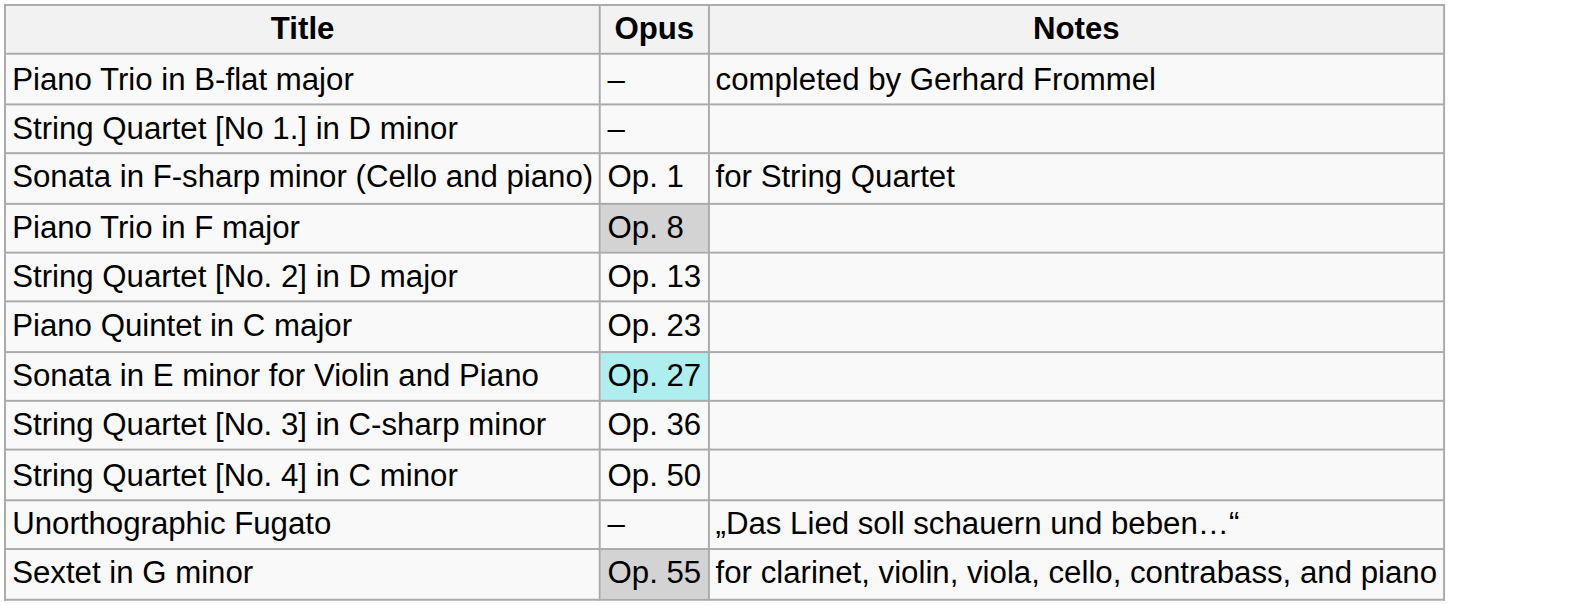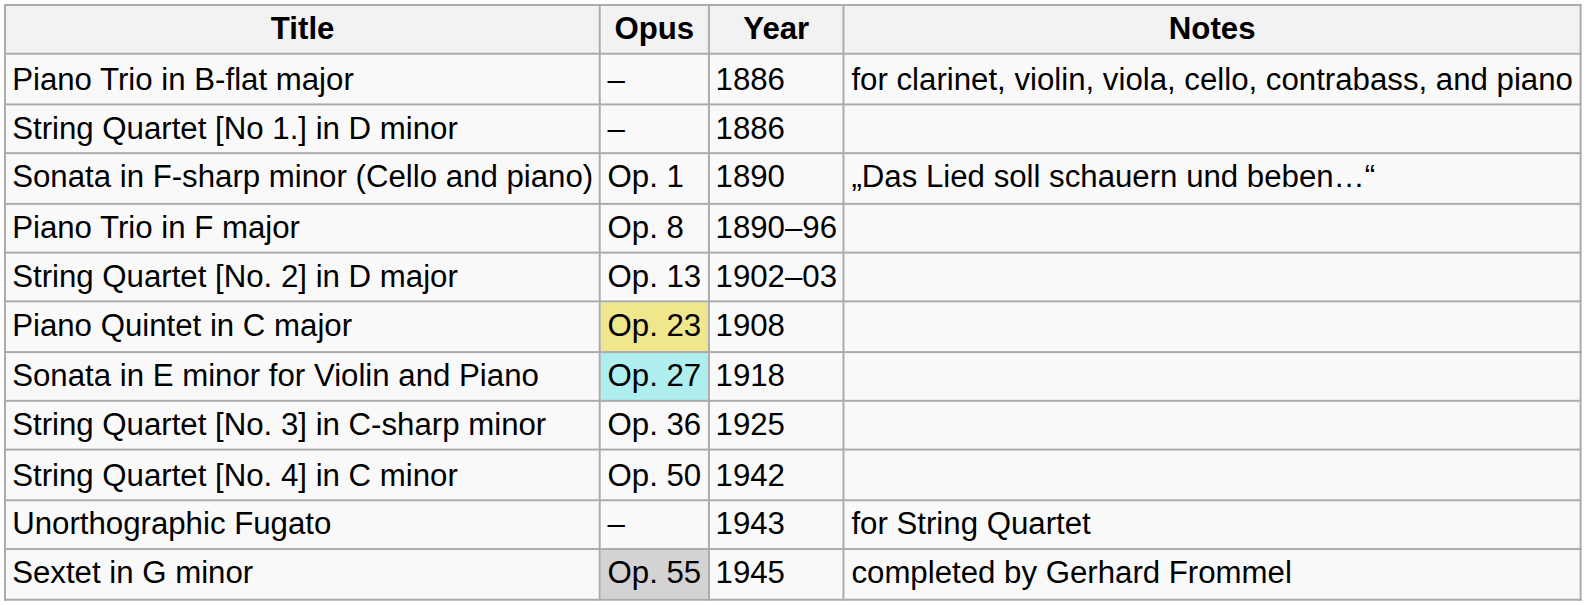+ column: (776, 29)
(936, 78) completed by Gerhard Frommel -> (1212, 78) for clarinet, violin, viola, cello, contrabass, and piano
(835, 177) for String Quartet -> (1113, 177) „Das Lied soll schauern und beben…“
(646, 227) lightgrey background -> (646, 227) no background
(654, 326) no background -> (654, 326) khaki background
(977, 524) „Das Lied soll schauern und beben…“ -> (971, 524) for String Quartet
(1076, 573) for clarinet, violin, viola, cello, contrabass, and piano -> (1072, 573) completed by Gerhard Frommel
